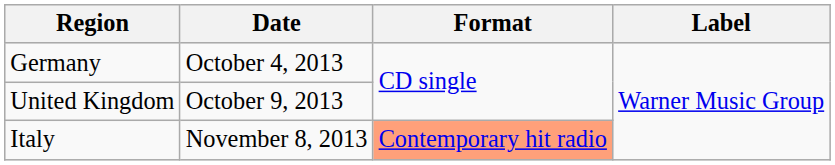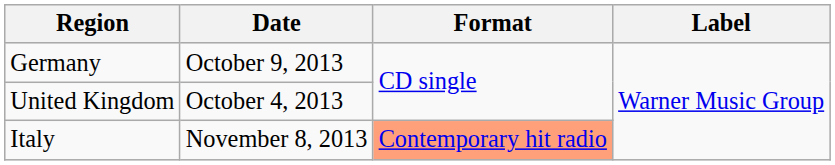(264, 62) October 4, 2013 -> (264, 62) October 9, 2013
(264, 100) October 9, 2013 -> (264, 100) October 4, 2013
